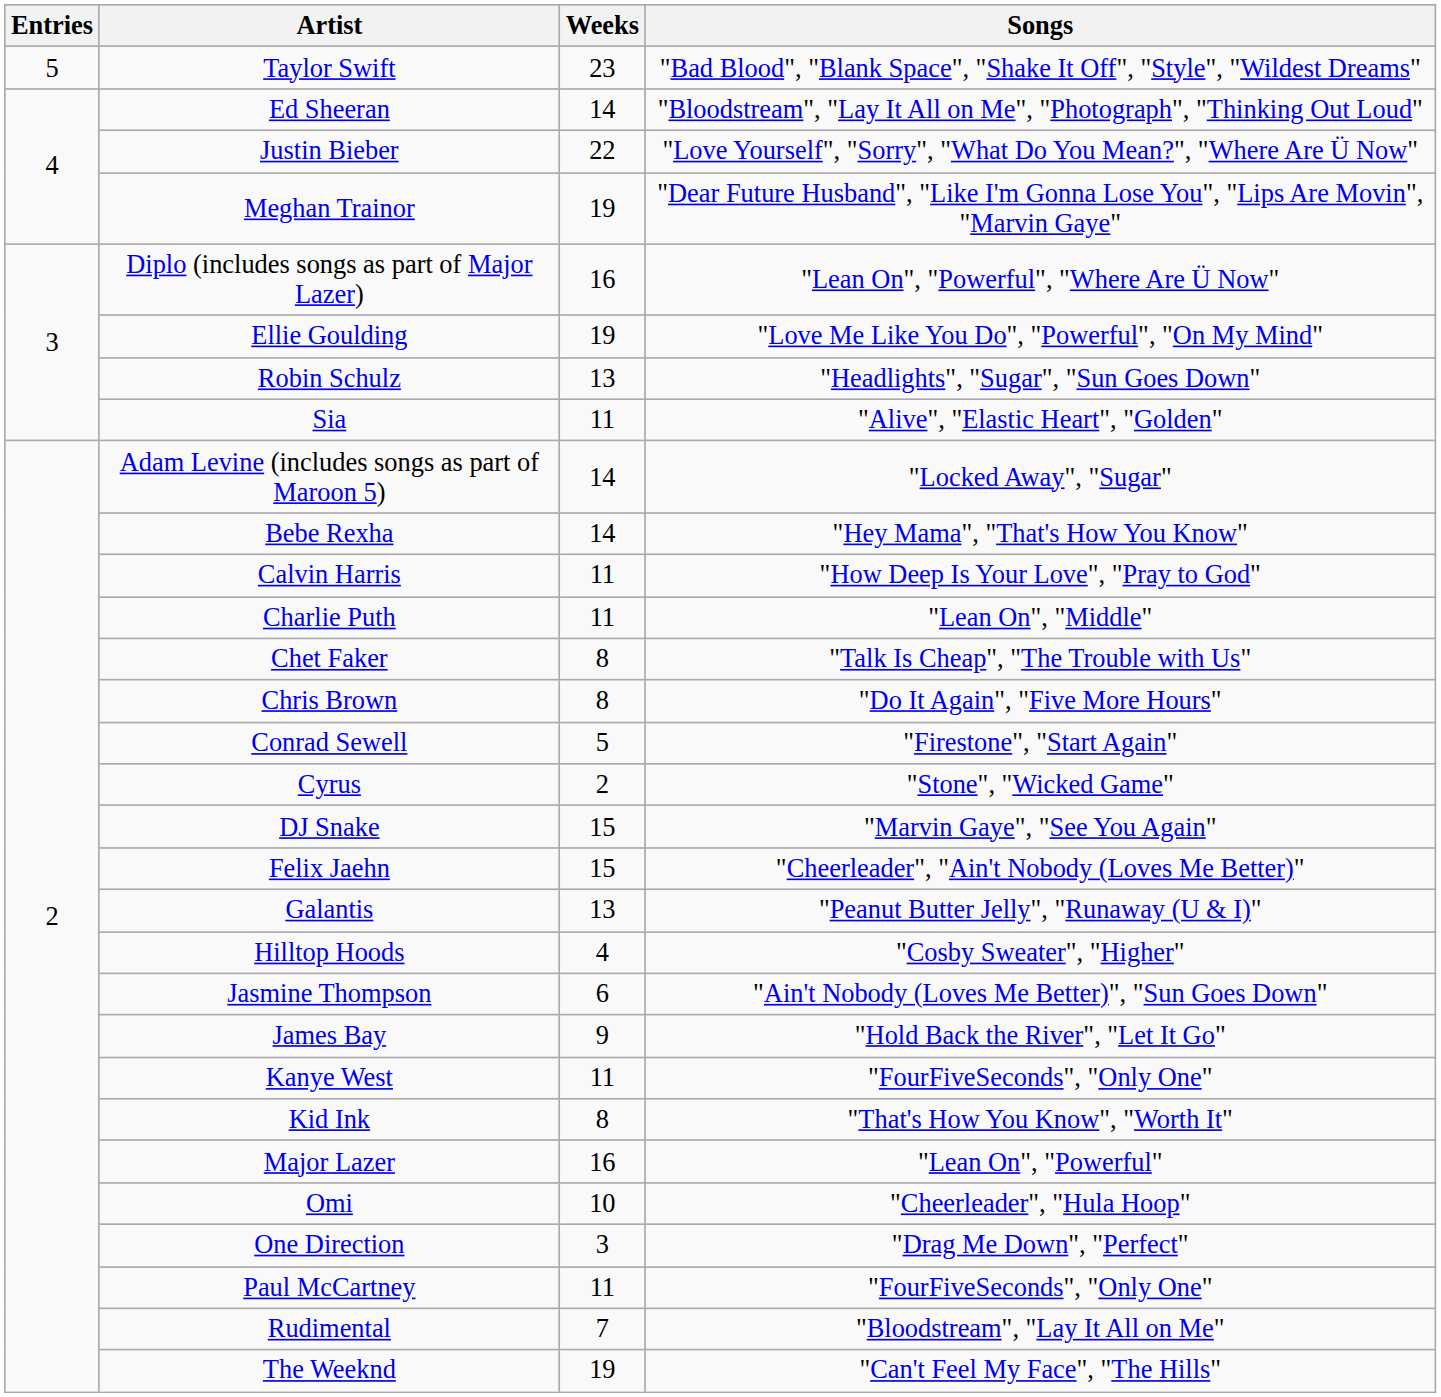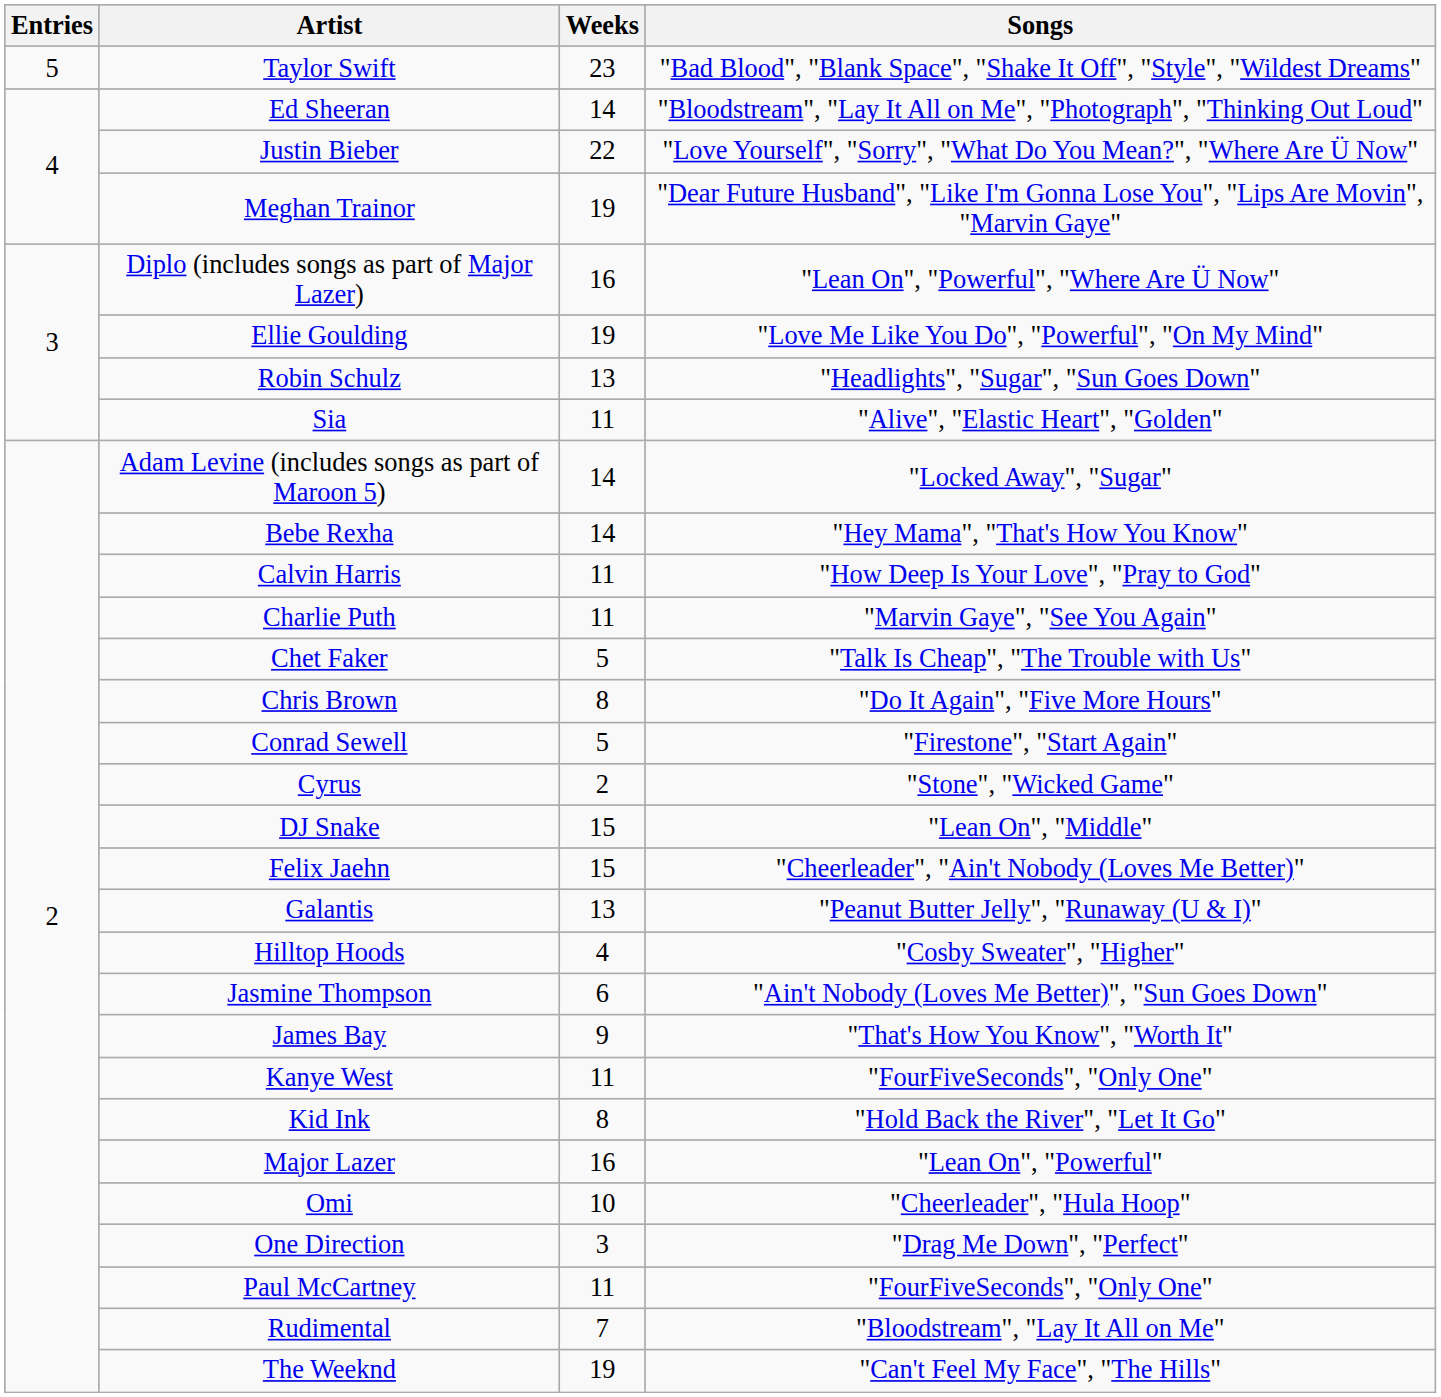(1040, 616) "Lean On", "Middle" -> (1040, 616) "Marvin Gaye", "See You Again"
(602, 658) 8 -> (602, 658) 5
(1040, 826) "Marvin Gaye", "See You Again" -> (1040, 826) "Lean On", "Middle"
(1040, 1035) "Hold Back the River", "Let It Go" -> (1040, 1035) "That's How You Know", "Worth It"
(1040, 1119) "That's How You Know", "Worth It" -> (1040, 1119) "Hold Back the River", "Let It Go"
